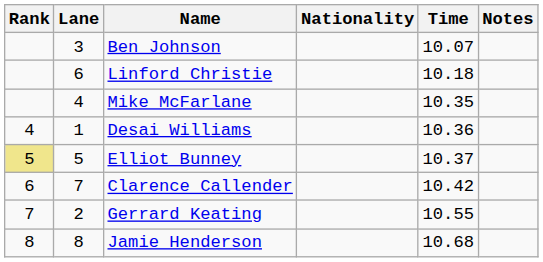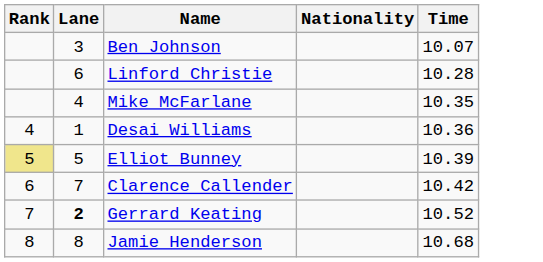- column: (508, 19)
(448, 75) 10.18 -> (448, 75) 10.28
(448, 158) 10.37 -> (448, 158) 10.39
(79, 214) normal -> (79, 214) bold
(448, 214) 10.55 -> (448, 214) 10.52
